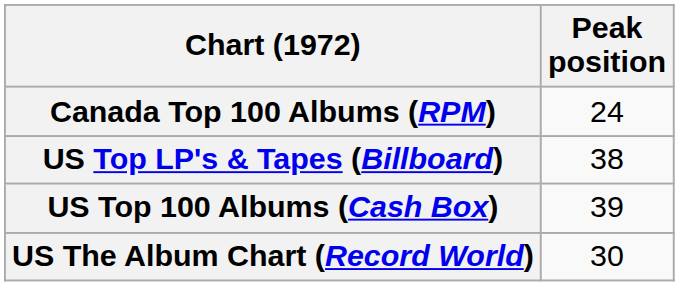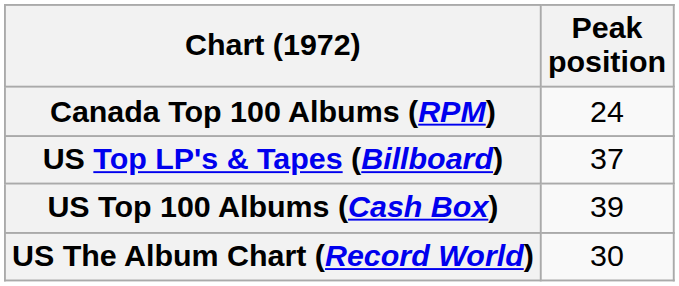(607, 159) 38 -> (607, 159) 37
